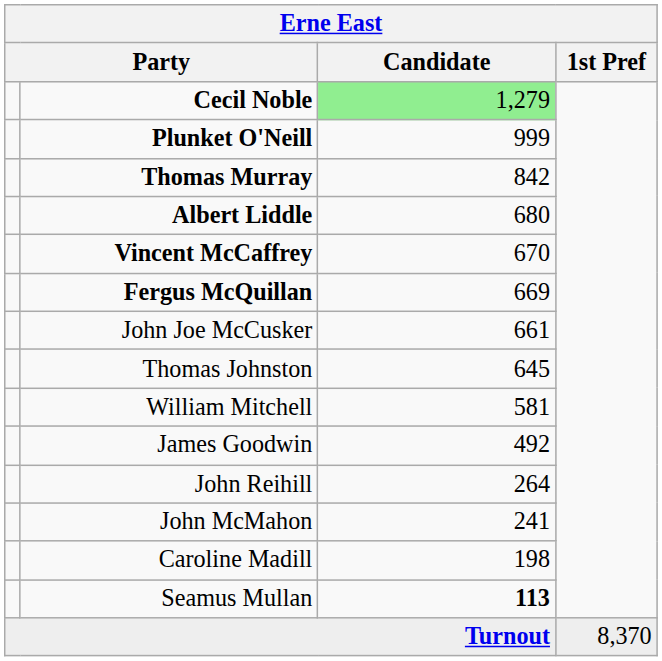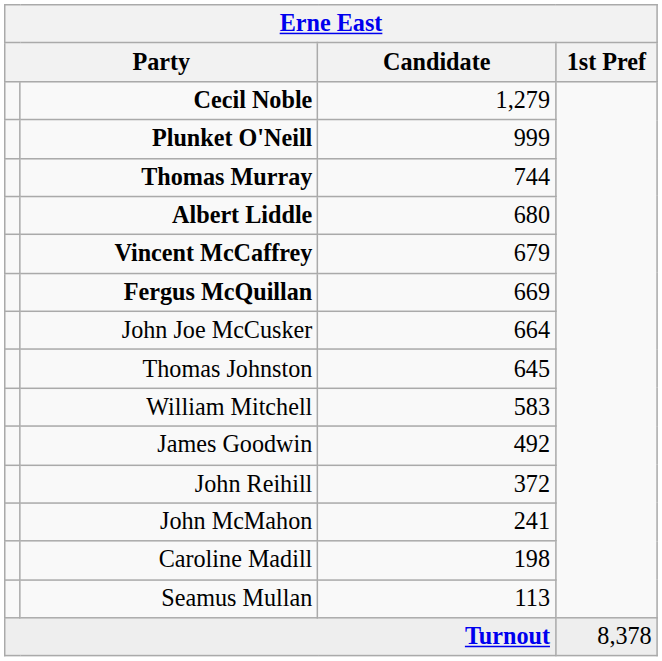(523, 100) lightgreen background -> (523, 100) no background
(532, 176) 842 -> (532, 176) 744
(532, 253) 670 -> (532, 253) 679
(532, 330) 661 -> (532, 330) 664
(532, 406) 581 -> (532, 406) 583
(532, 483) 264 -> (532, 483) 372
(532, 598) bold -> (532, 598) normal
(625, 636) 8,370 -> (625, 636) 8,378
